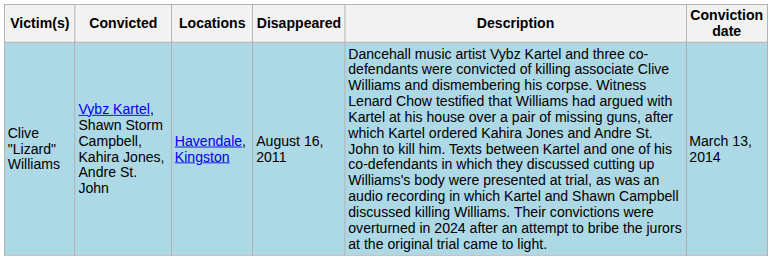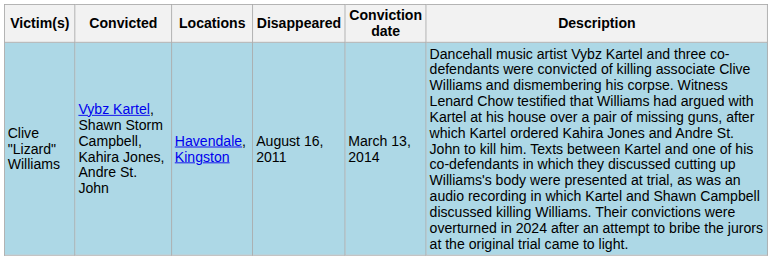columns swapped: (727, 23) <-> (516, 23)
